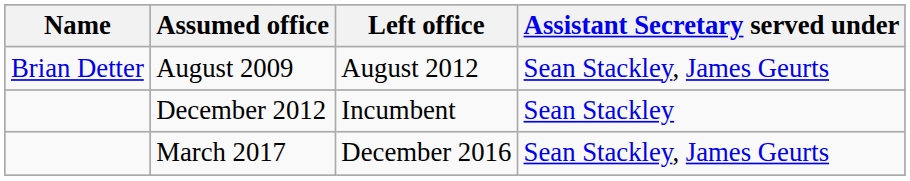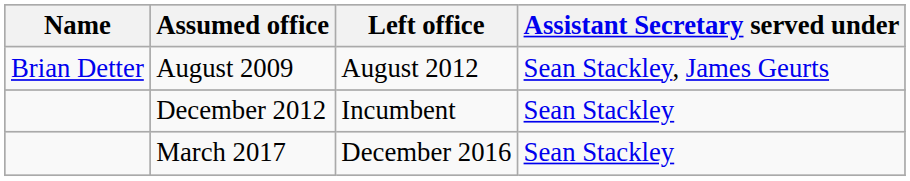(676, 152) Sean Stackley, James Geurts -> (599, 152) Sean Stackley
